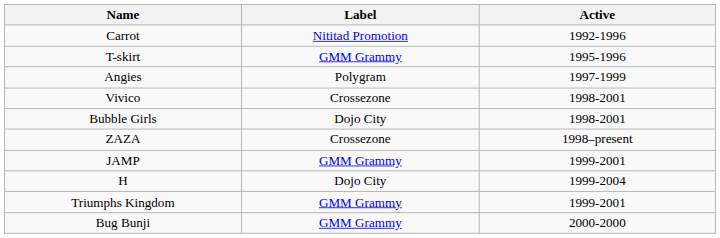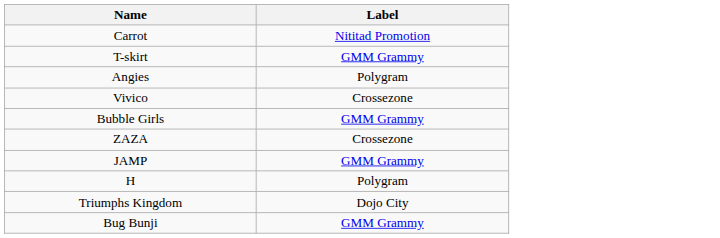- column: (597, 14)
(360, 118) Dojo City -> (382, 118) GMM Grammy
(360, 181) Dojo City -> (382, 181) Polygram
(360, 202) GMM Grammy -> (382, 202) Dojo City
